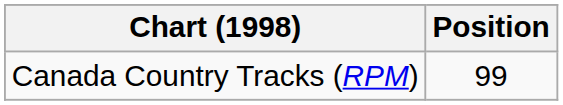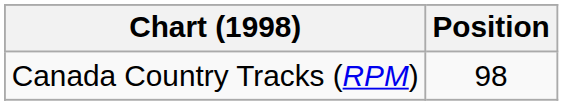(491, 75) 99 -> (491, 75) 98
